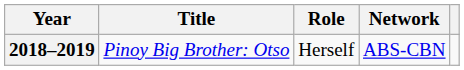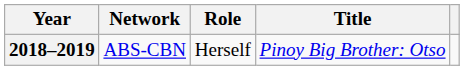columns swapped: (196, 19) <-> (404, 19)
